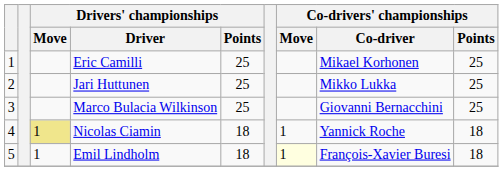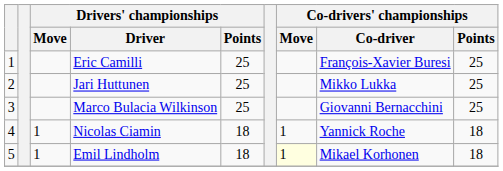(369, 61) Mikael Korhonen -> (385, 61) François-Xavier Buresi
(37, 131) khaki background -> (37, 131) no background
(385, 154) François-Xavier Buresi -> (369, 154) Mikael Korhonen
